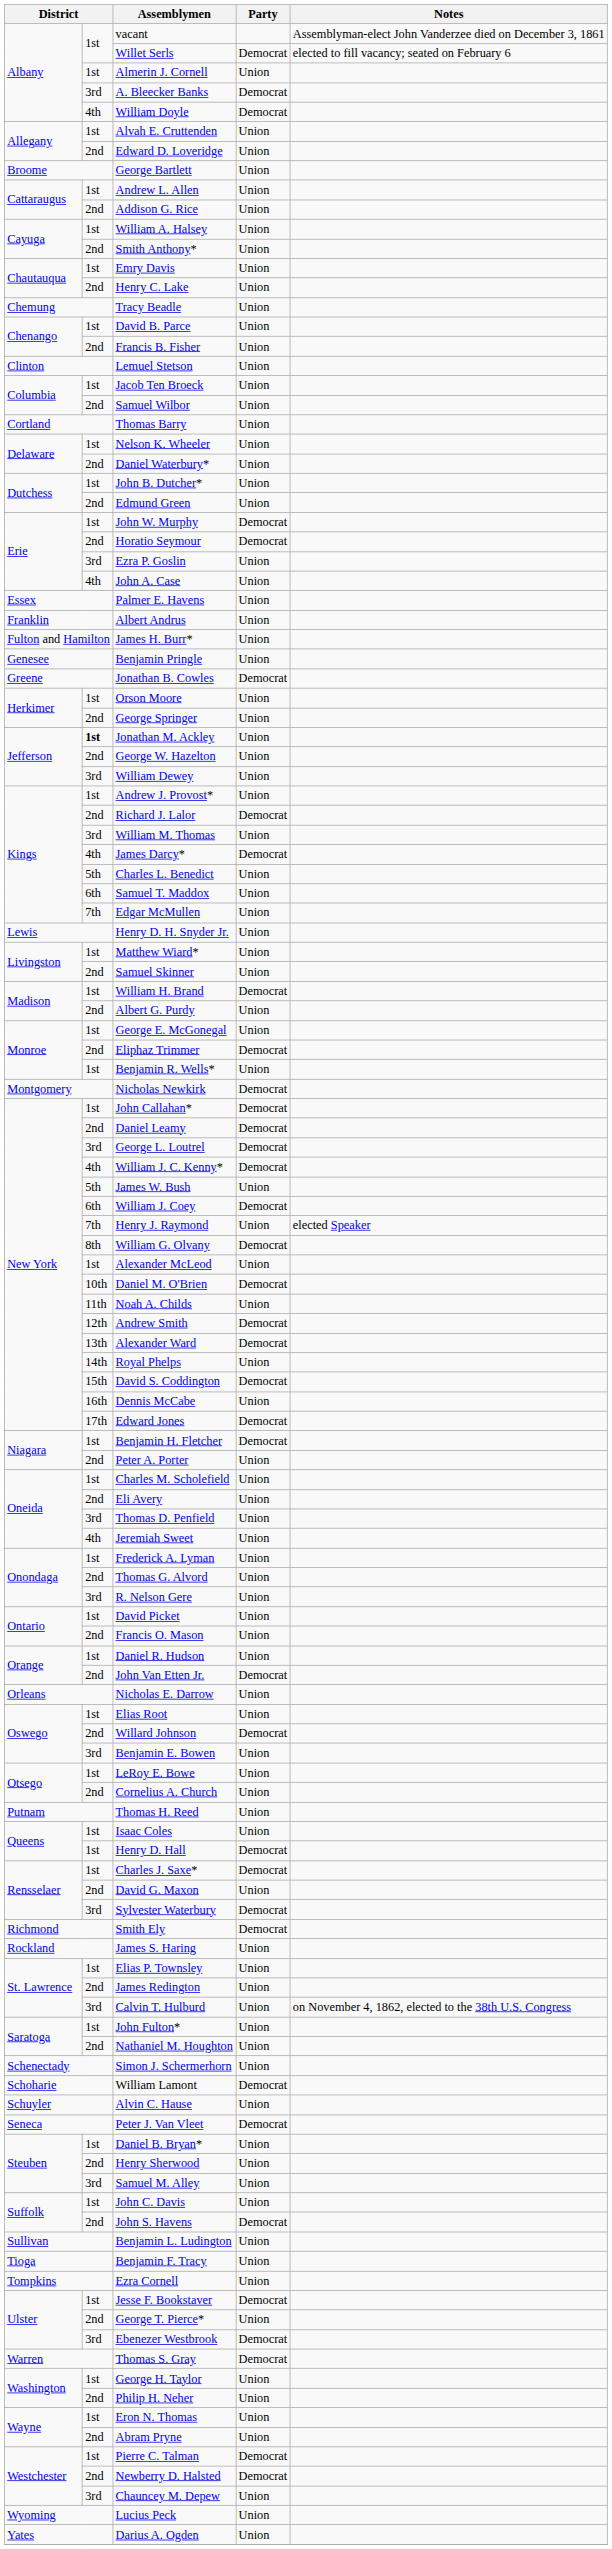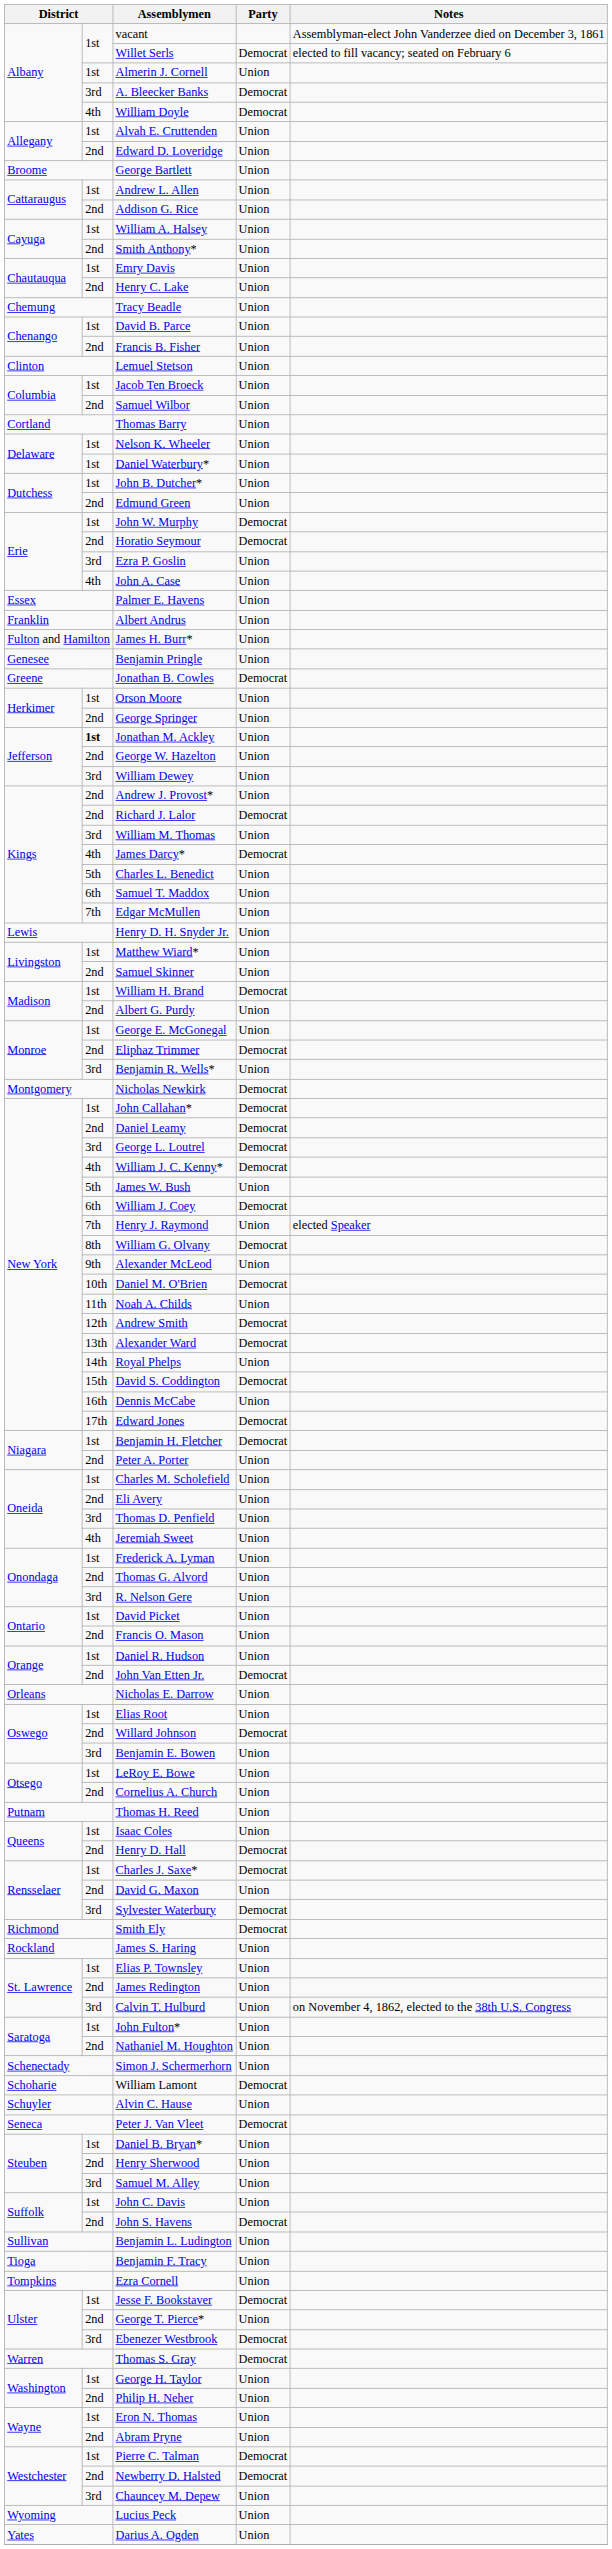(94, 463) 2nd -> (92, 463) 1st
(92, 795) 1st -> (94, 795) 2nd
(92, 1069) 1st -> (93, 1069) 3rd
(92, 1264) 1st -> (93, 1264) 9th
(92, 1850) 1st -> (94, 1850) 2nd
